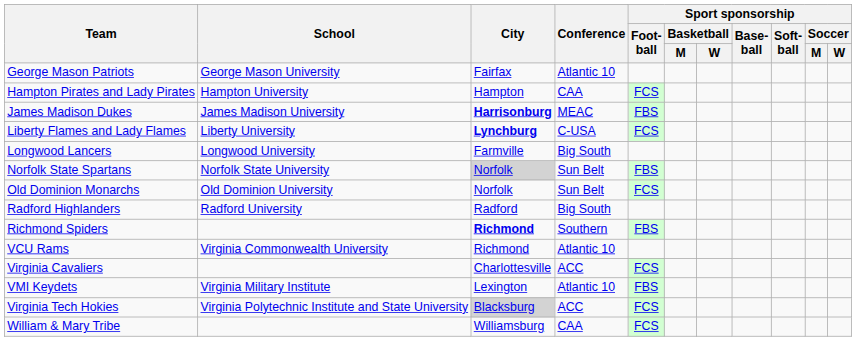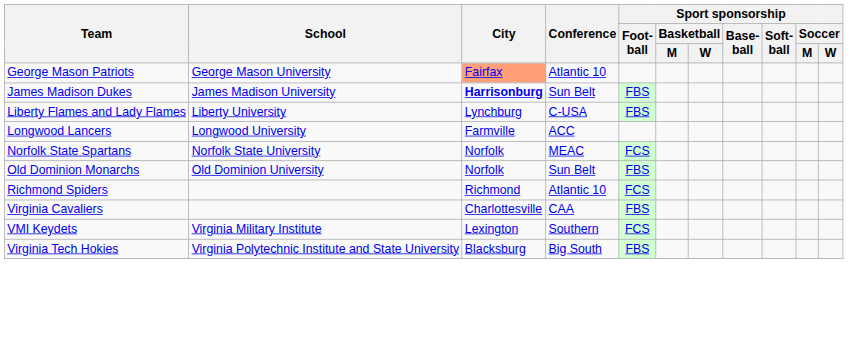(493, 72) no background -> (484, 72) lightsalmon background
- row: (101, 92)
(575, 111) MEAC -> (572, 92) Sun Belt
(505, 131) bold -> (493, 111) normal
(646, 131) FCS -> (637, 111) FBS
(584, 151) Big South -> (562, 131) ACC
(493, 170) lightgrey background -> (484, 151) no background
(581, 170) Sun Belt -> (566, 151) MEAC
(646, 170) FBS -> (637, 151) FCS
(646, 190) FCS -> (637, 170) FBS
- row: (64, 209)
(504, 229) bold -> (493, 190) normal
(582, 229) Southern -> (577, 190) Atlantic 10
(646, 229) FBS -> (637, 190) FCS
- row: (38, 248)
(570, 268) ACC -> (561, 209) CAA
(646, 268) FCS -> (637, 209) FBS
(586, 287) Atlantic 10 -> (574, 229) Southern
(646, 287) FBS -> (637, 229) FCS
(504, 307) lightgrey background -> (495, 248) no background
(570, 307) ACC -> (575, 248) Big South
(646, 307) FCS -> (637, 248) FBS
- row: (64, 326)
